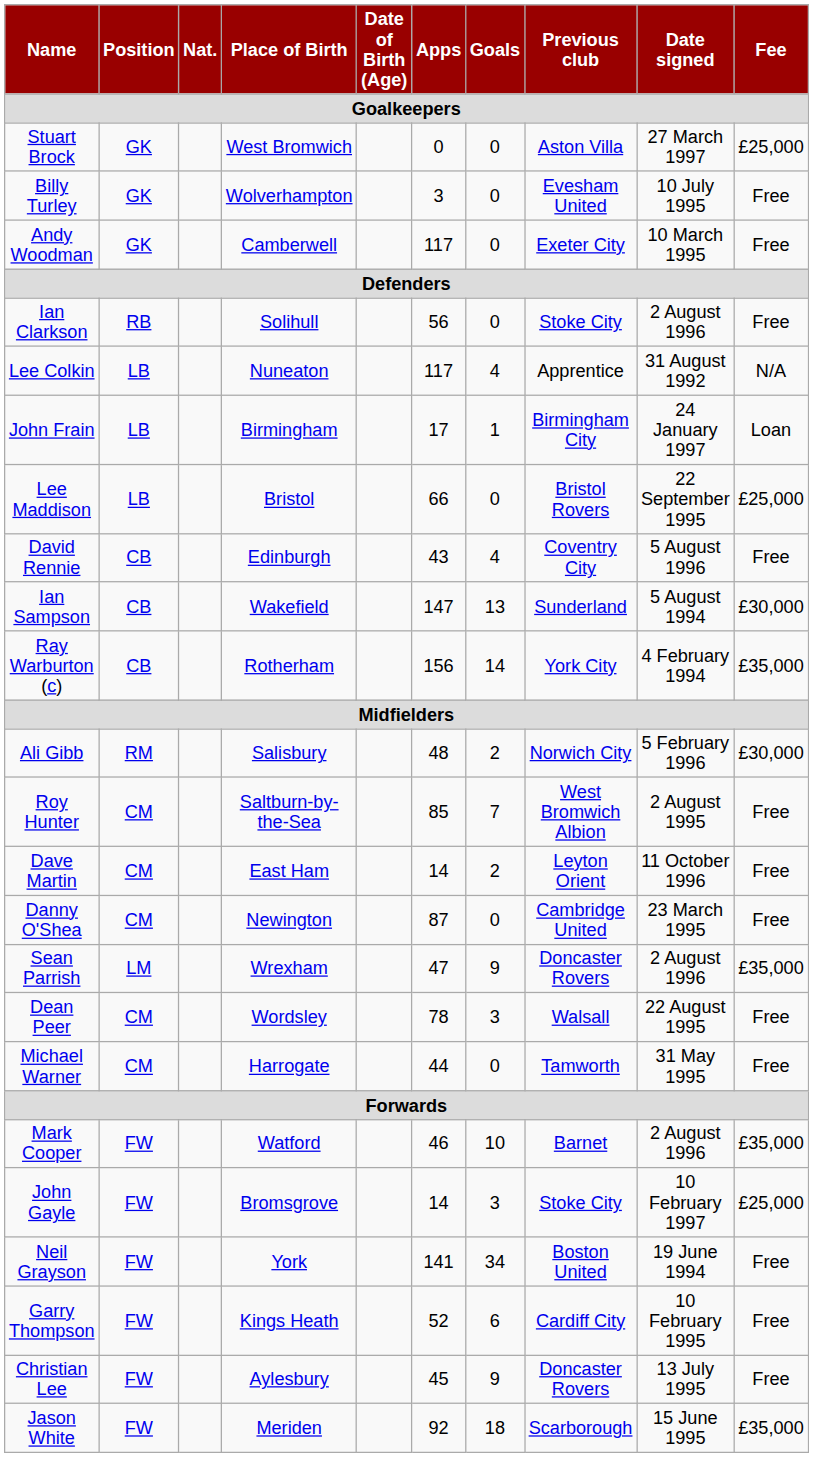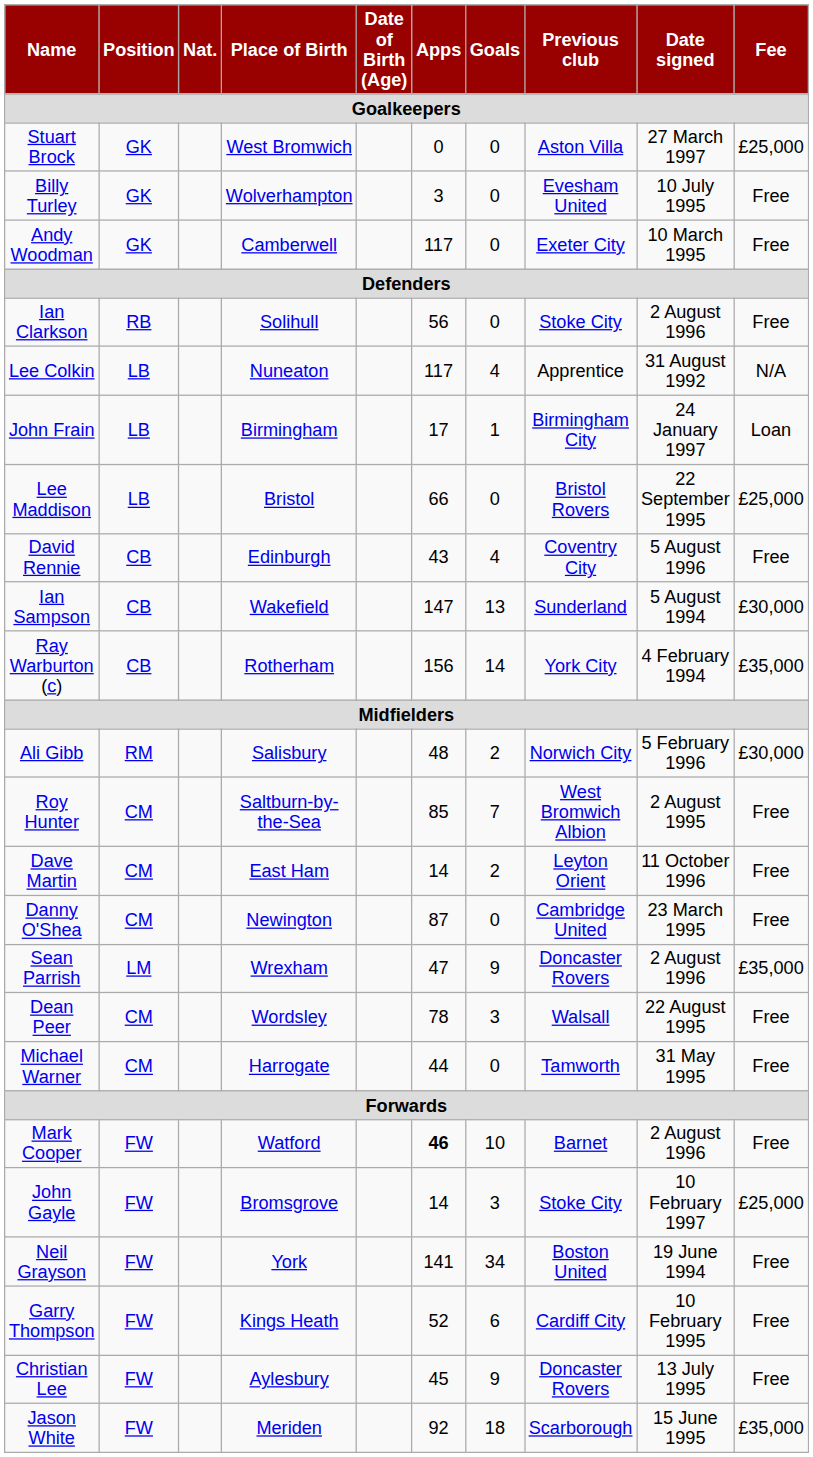(439, 1144) normal -> (439, 1144) bold
(771, 1144) £35,000 -> (771, 1144) Free
